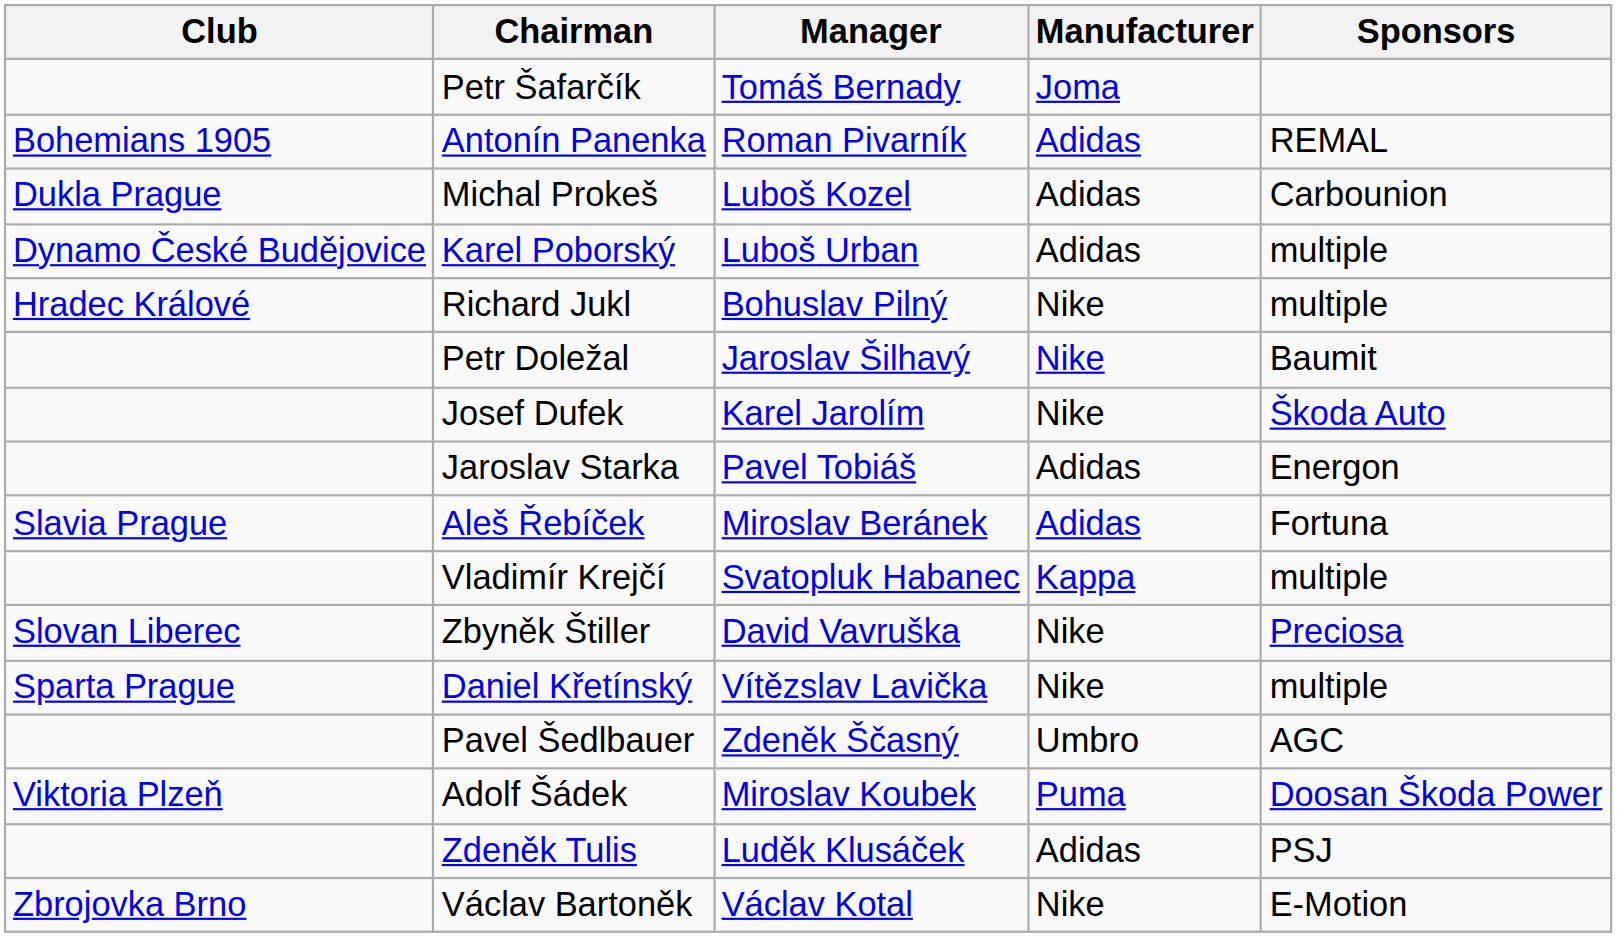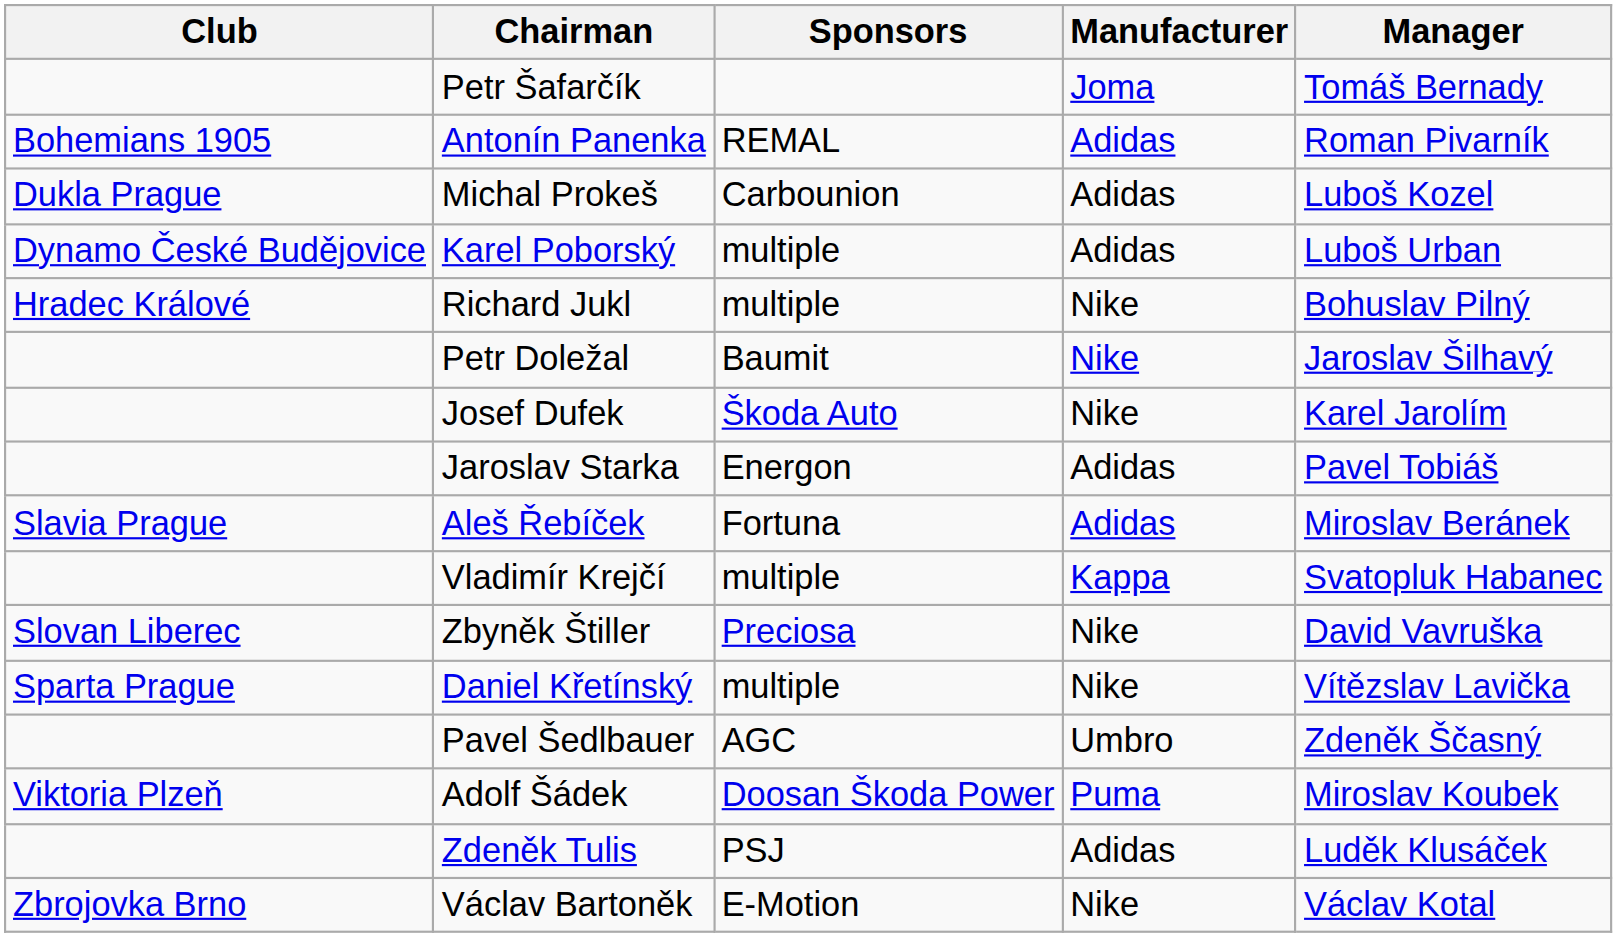columns swapped: (871, 31) <-> (1436, 31)
